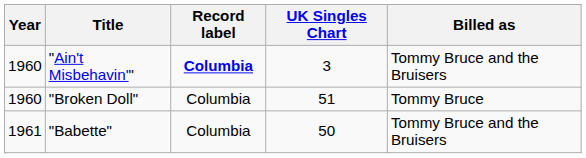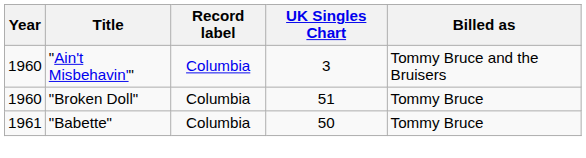(218, 66) bold -> (218, 66) normal
(465, 131) Tommy Bruce and the Bruisers -> (437, 123) Tommy Bruce
